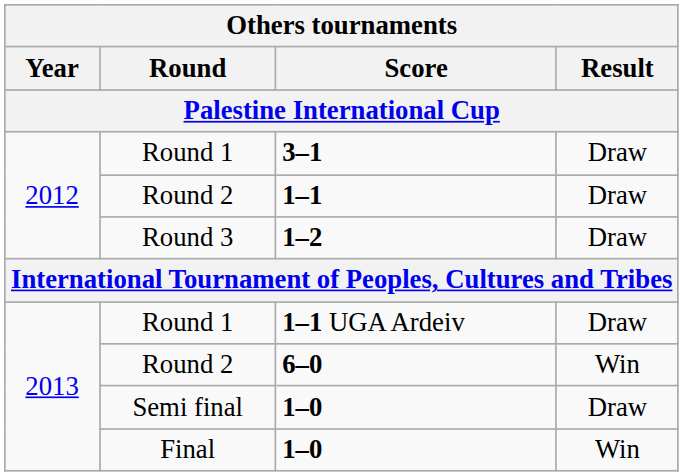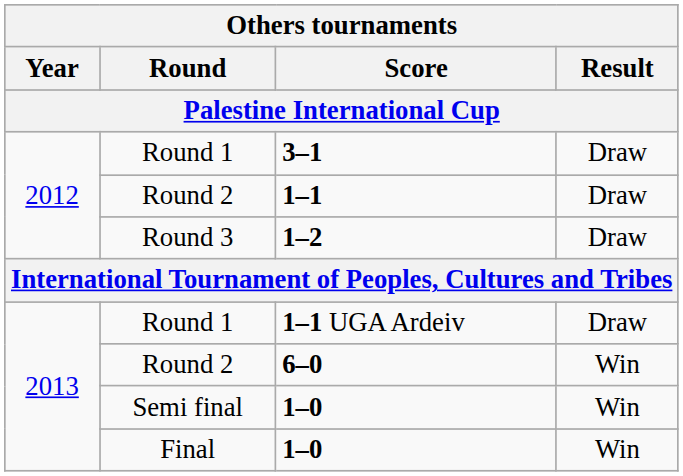(617, 407) Draw -> (617, 407) Win
